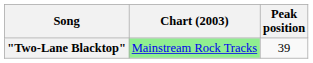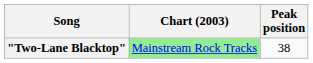(284, 48) 39 -> (284, 48) 38
